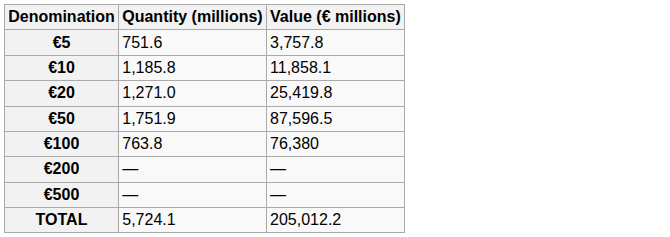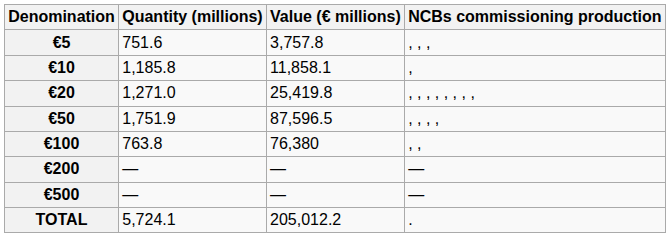+ column: (535, 17)
